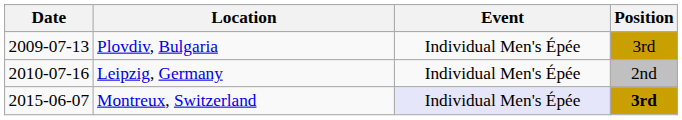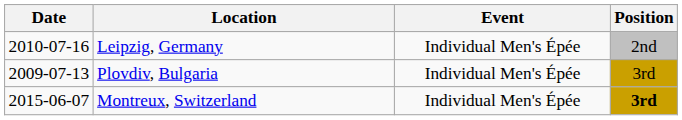rows swapped: (158, 45) <-> (160, 73)
(503, 100) lavender background -> (503, 100) no background
